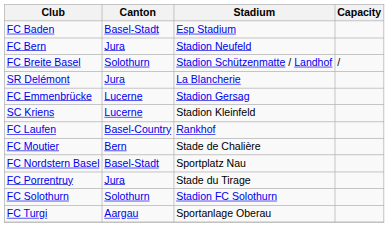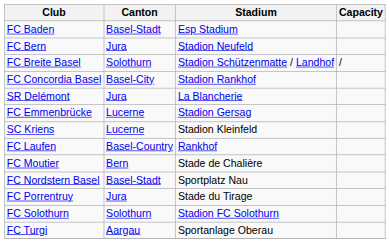+ row: (54, 79)
